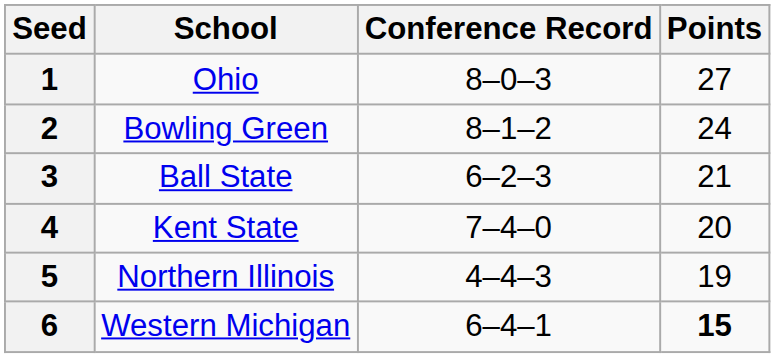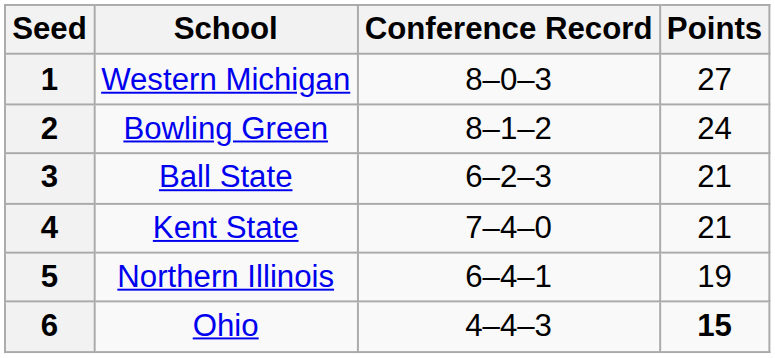(226, 78) Ohio -> (226, 78) Western Michigan
(715, 227) 20 -> (715, 227) 21
(509, 276) 4–4–3 -> (509, 276) 6–4–1
(226, 326) Western Michigan -> (226, 326) Ohio
(509, 326) 6–4–1 -> (509, 326) 4–4–3
